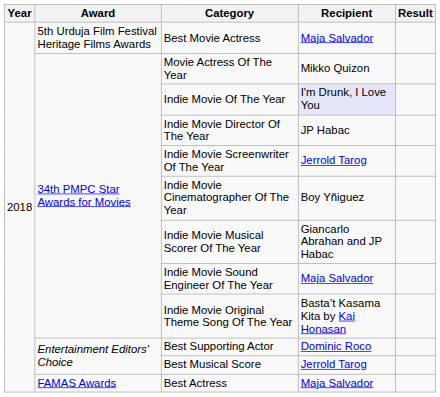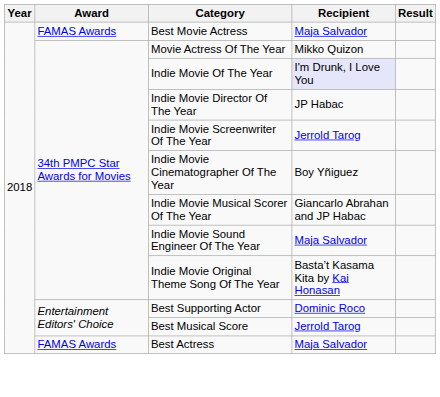(97, 37) 5th Urduja Film Festival Heritage Films Awards -> (77, 31) FAMAS Awards
